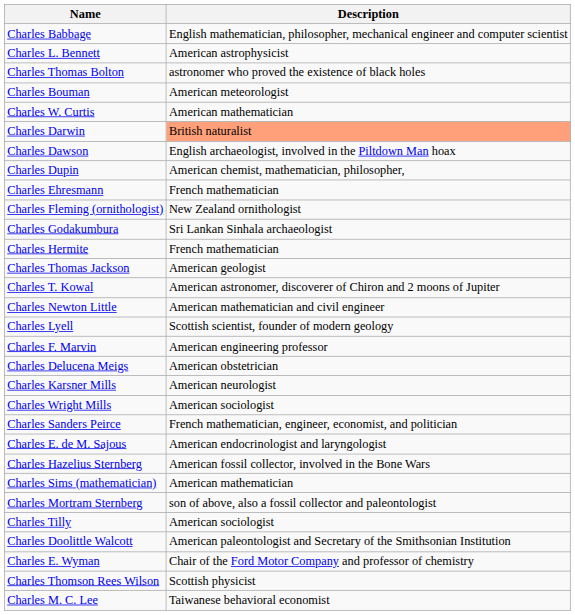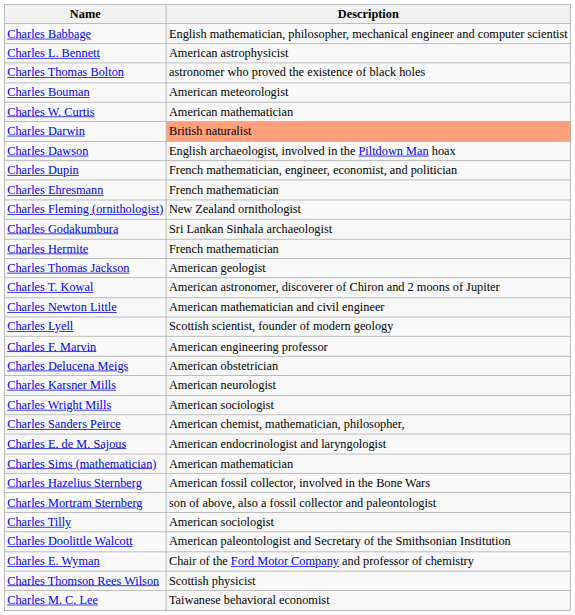(287, 170) American chemist, mathematician, philosopher, -> (313, 170) French mathematician, engineer, economist, and politician
(313, 424) French mathematician, engineer, economist, and politician -> (287, 424) American chemist, mathematician, philosopher,
rows swapped: (82, 483) <-> (75, 463)
